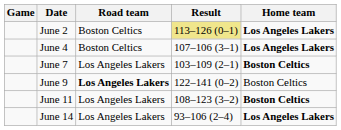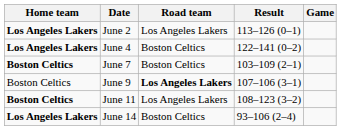columns swapped: (21, 13) <-> (289, 13)
(110, 30) Boston Celtics -> (184, 30) Los Angeles Lakers
(206, 30) khaki background -> (269, 30) no background
(206, 47) 107–106 (3–1) -> (269, 47) 122–141 (0–2)
(121, 64) Los Angeles Lakers -> (173, 64) Boston Celtics
(206, 82) 122–141 (0–2) -> (269, 82) 107–106 (3–1)
(121, 116) Los Angeles Lakers -> (173, 116) Boston Celtics
